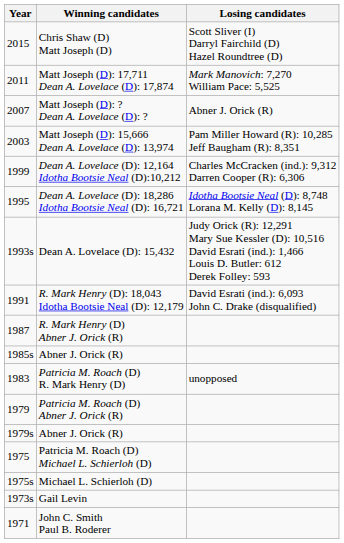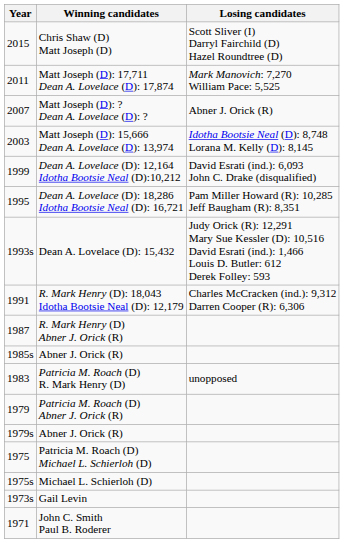(261, 141) Pam Miller Howard (R): 10,285 Jeff Baugham (R): 8,351 -> (258, 141) Idotha Bootsie Neal (D): 8,748 Lorana M. Kelly (D): 8,145
(263, 171) Charles McCracken (ind.): 9,312 Darren Cooper (R): 6,306 -> (252, 171) David Esrati (ind.): 6,093 John C. Drake (disqualified)
(258, 201) Idotha Bootsie Neal (D): 8,748 Lorana M. Kelly (D): 8,145 -> (261, 201) Pam Miller Howard (R): 10,285 Jeff Baugham (R): 8,351
(252, 300) David Esrati (ind.): 6,093 John C. Drake (disqualified) -> (263, 300) Charles McCracken (ind.): 9,312 Darren Cooper (R): 6,306
